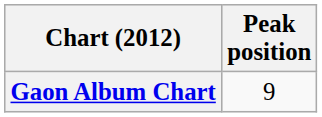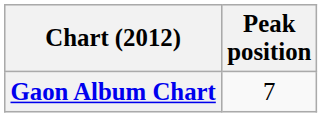(269, 91) 9 -> (269, 91) 7
